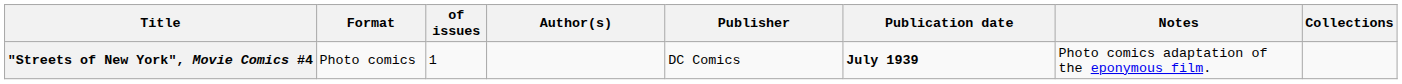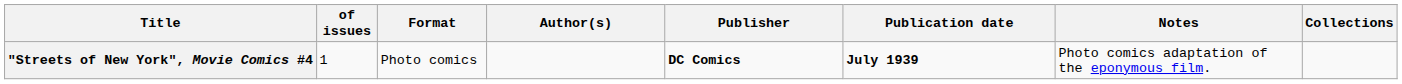columns swapped: (456, 23) <-> (371, 23)
(704, 60) normal -> (704, 60) bold
